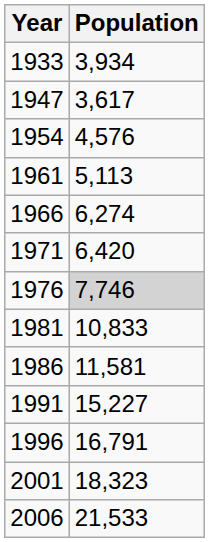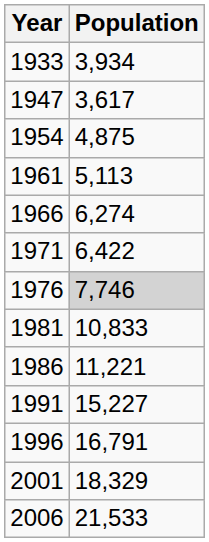(105, 137) 4,576 -> (105, 137) 4,875
(105, 251) 6,420 -> (105, 251) 6,422
(111, 366) 11,581 -> (111, 366) 11,221
(111, 480) 18,323 -> (111, 480) 18,329
